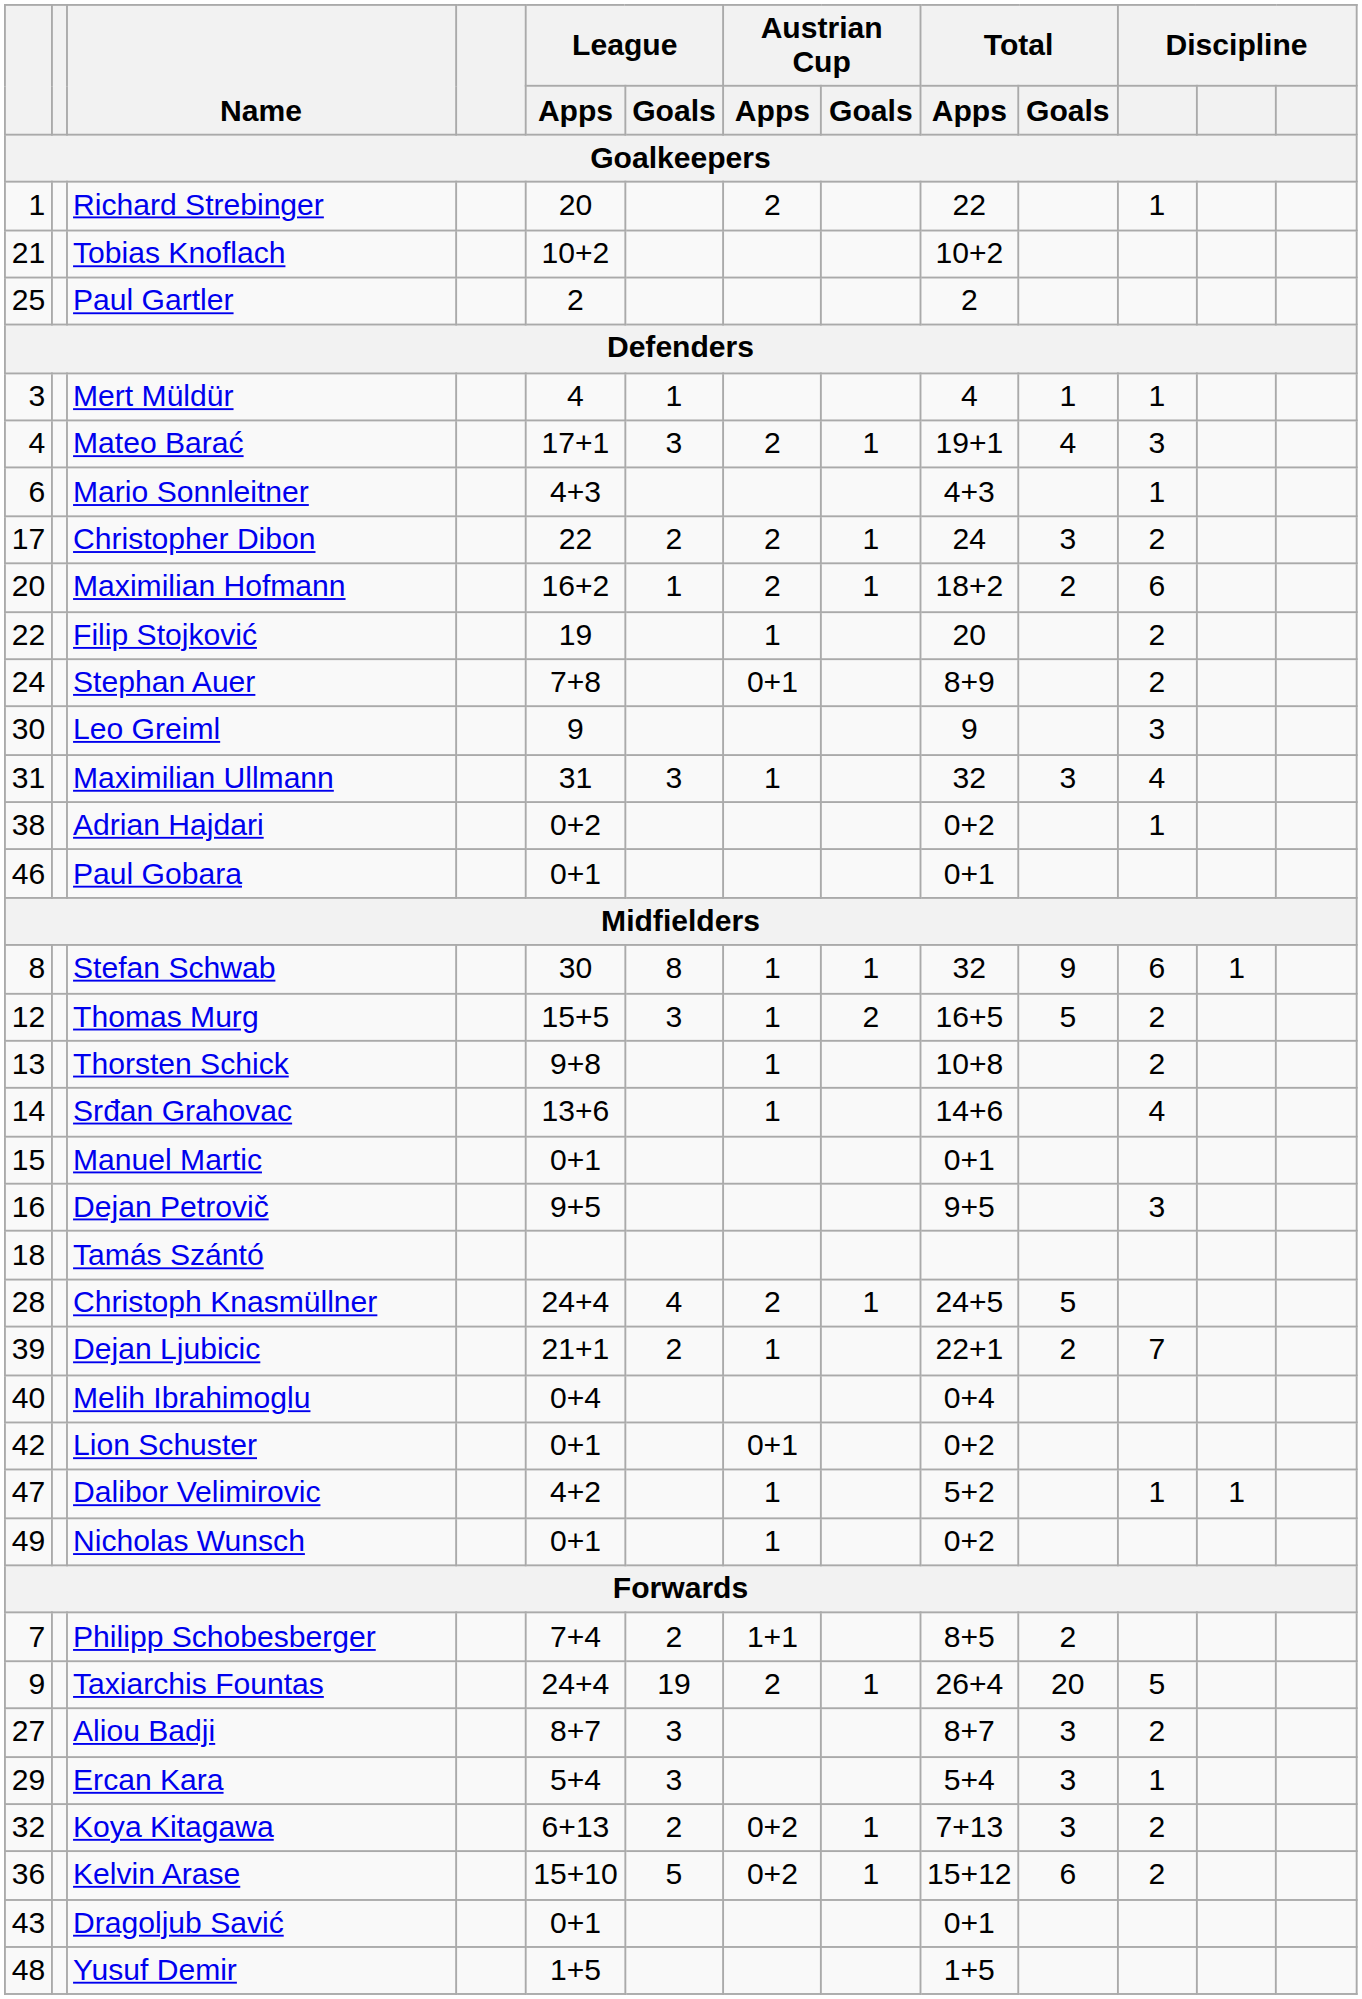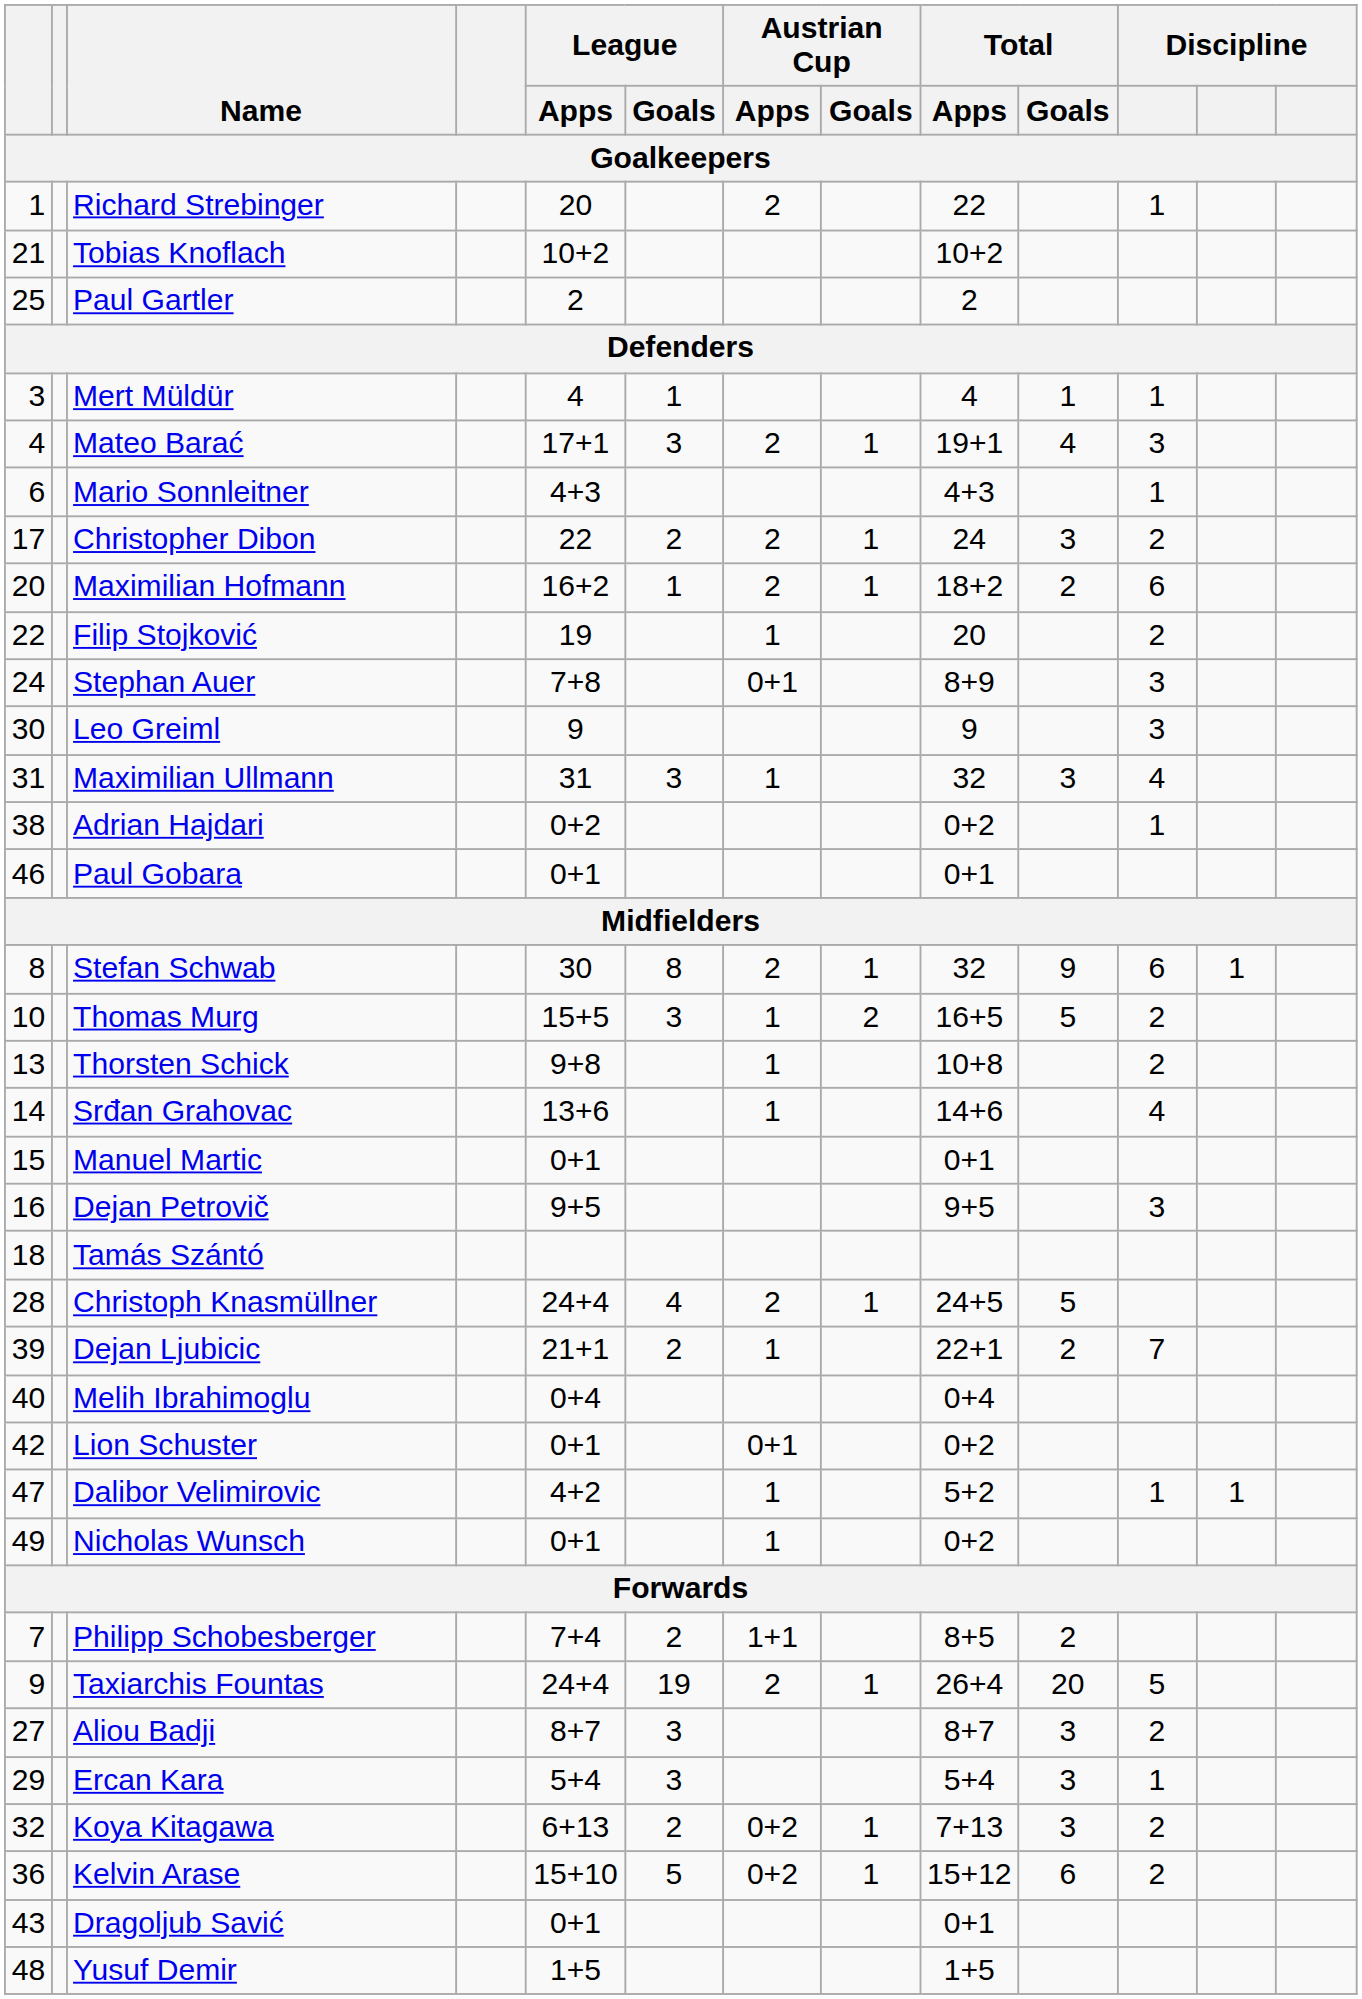(1157, 682) 2 -> (1157, 682) 3
(772, 968) 1 -> (772, 968) 2
(29, 1016) 12 -> (29, 1016) 10
